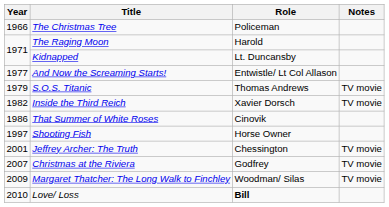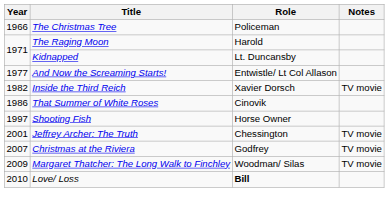- row: (62, 88)
